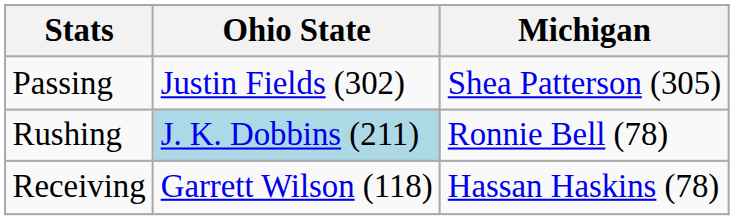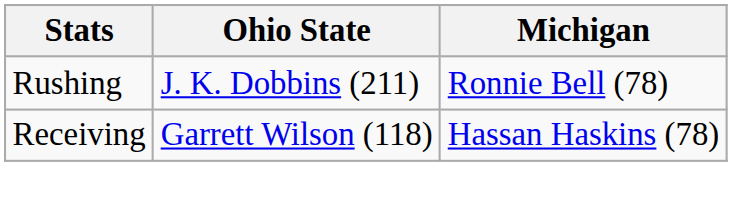- row: (63, 82)
(290, 134) lightblue background -> (290, 82) no background
